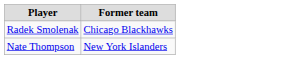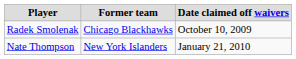+ column: (233, 12)
